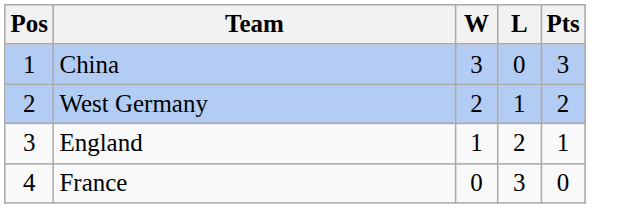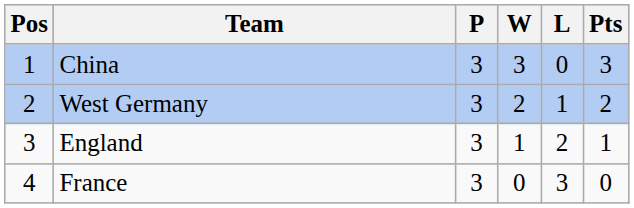+ column: (477, 24)
